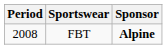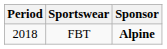(25, 34) 2008 -> (25, 34) 2018
